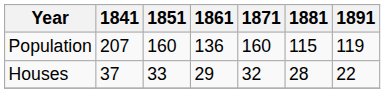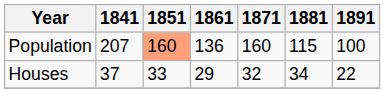(162, 46) no background -> (162, 46) lightsalmon background
(350, 46) 119 -> (351, 46) 100
(299, 74) 28 -> (299, 74) 34
